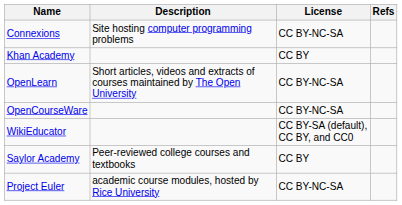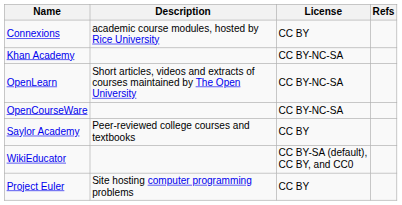(172, 34) Site hosting computer programming problems -> (175, 34) academic course modules, hosted by Rice University
(311, 34) CC BY-NC-SA -> (294, 34) CC BY
(294, 55) CC BY -> (311, 55) CC BY-NC-SA
rows swapped: (43, 159) <-> (36, 132)
(175, 186) academic course modules, hosted by Rice University -> (172, 186) Site hosting computer programming problems
(311, 186) CC BY-NC-SA -> (294, 186) CC BY
